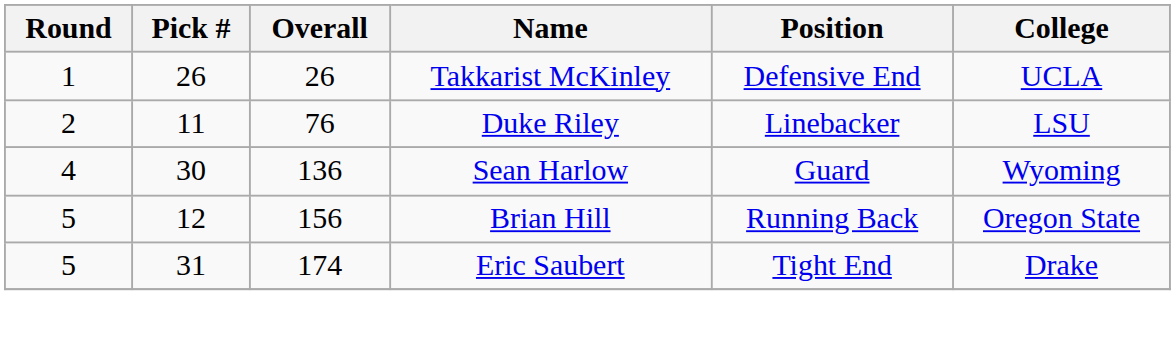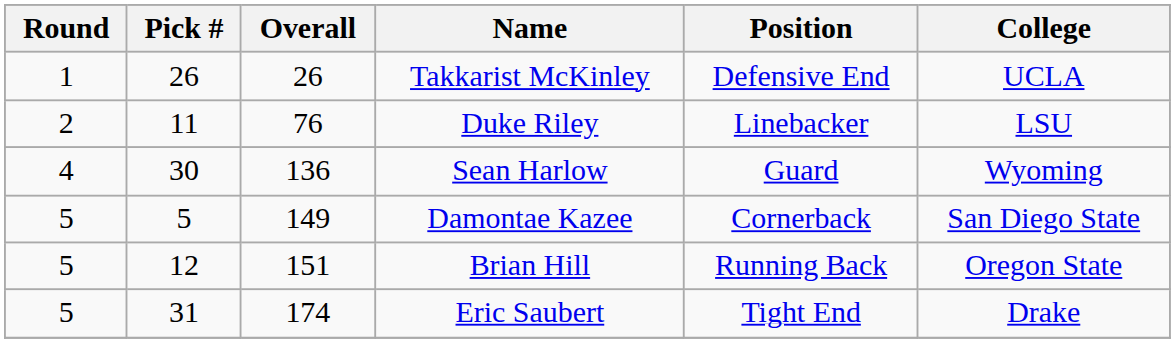+ row: (530, 218)
(320, 218) 156 -> (308, 265) 151
